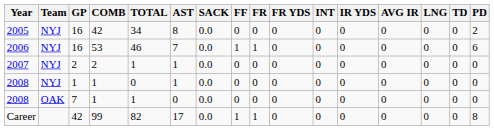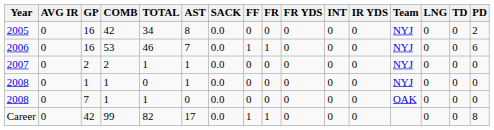columns swapped: (54, 13) <-> (400, 13)
